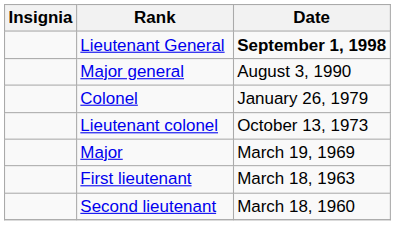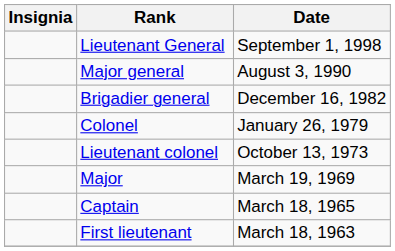(312, 44) bold -> (309, 44) normal
+ row: (145, 98)
+ row: (110, 206)
- row: (148, 206)
